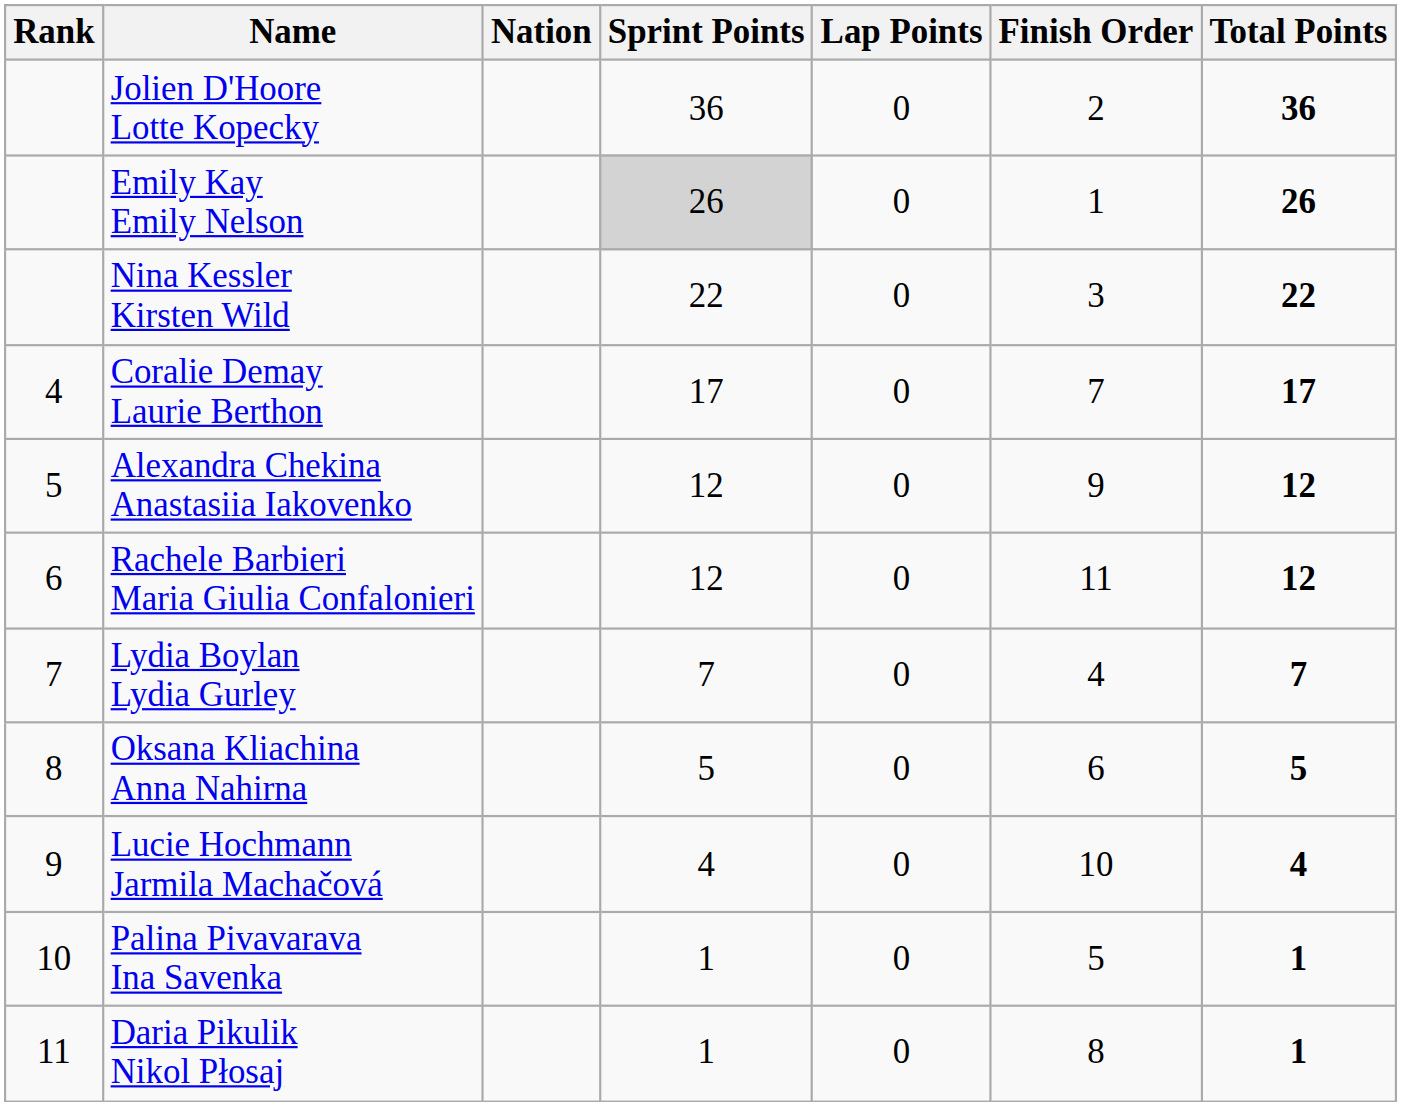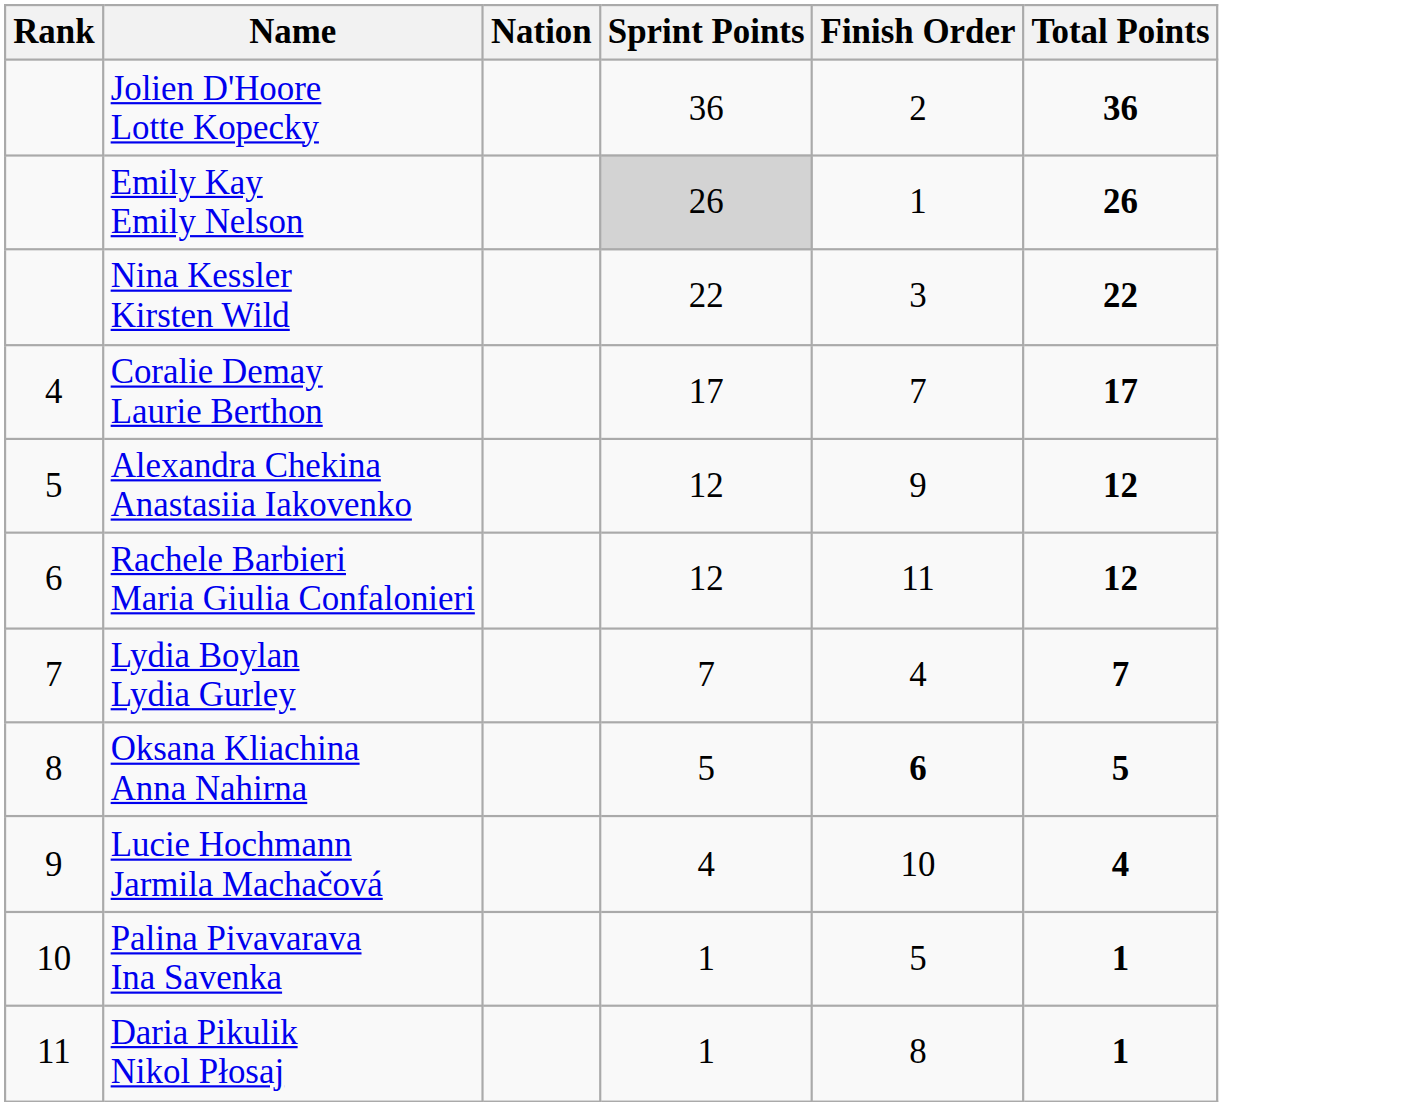- column: (902, 32)
(1096, 768) normal -> (918, 768) bold
